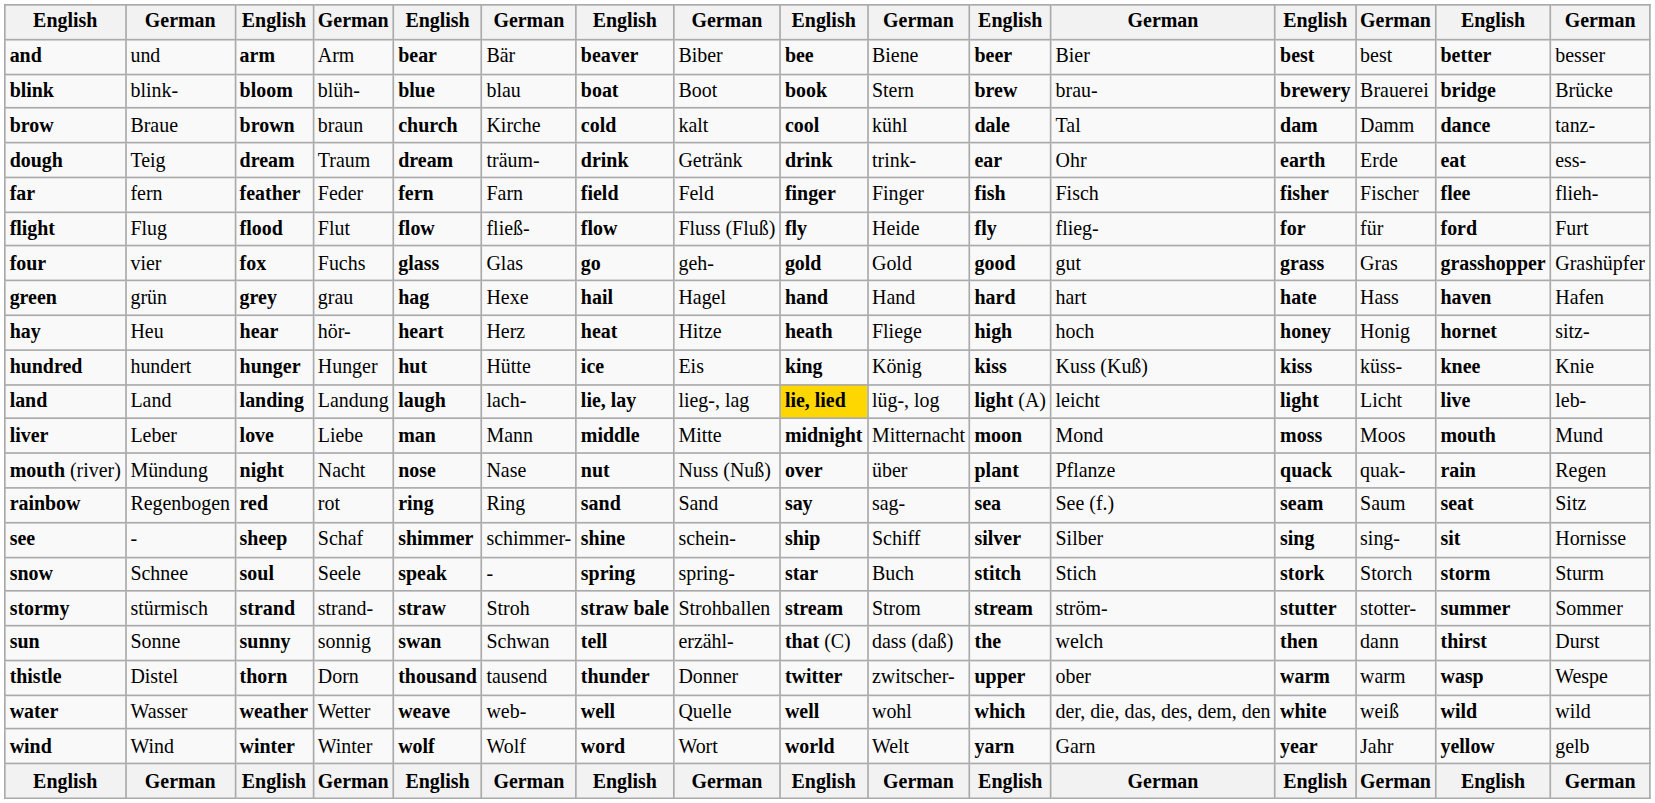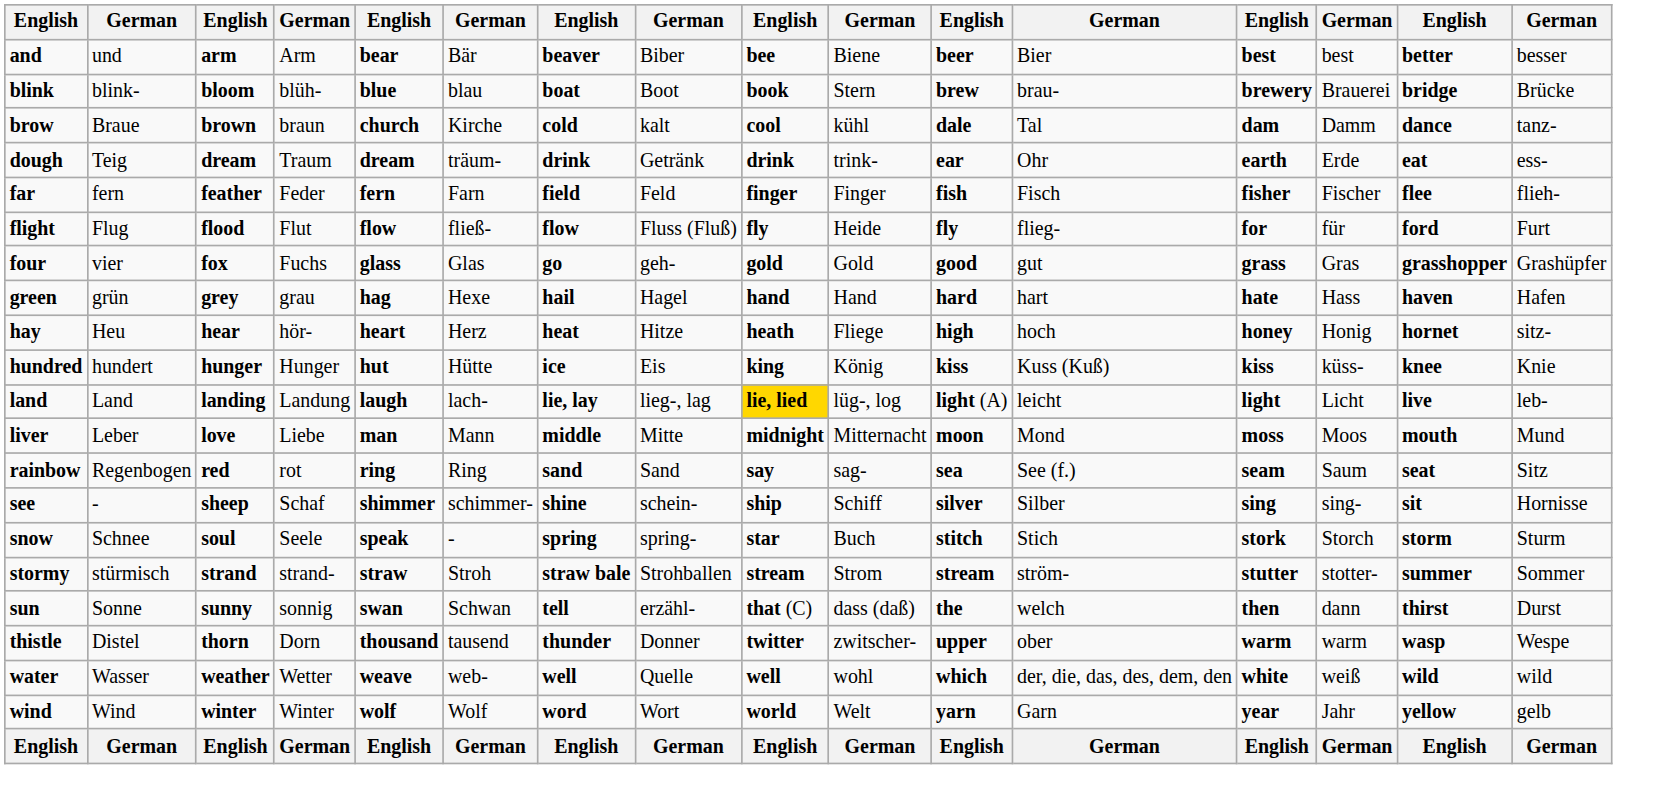- row: (65, 470)
